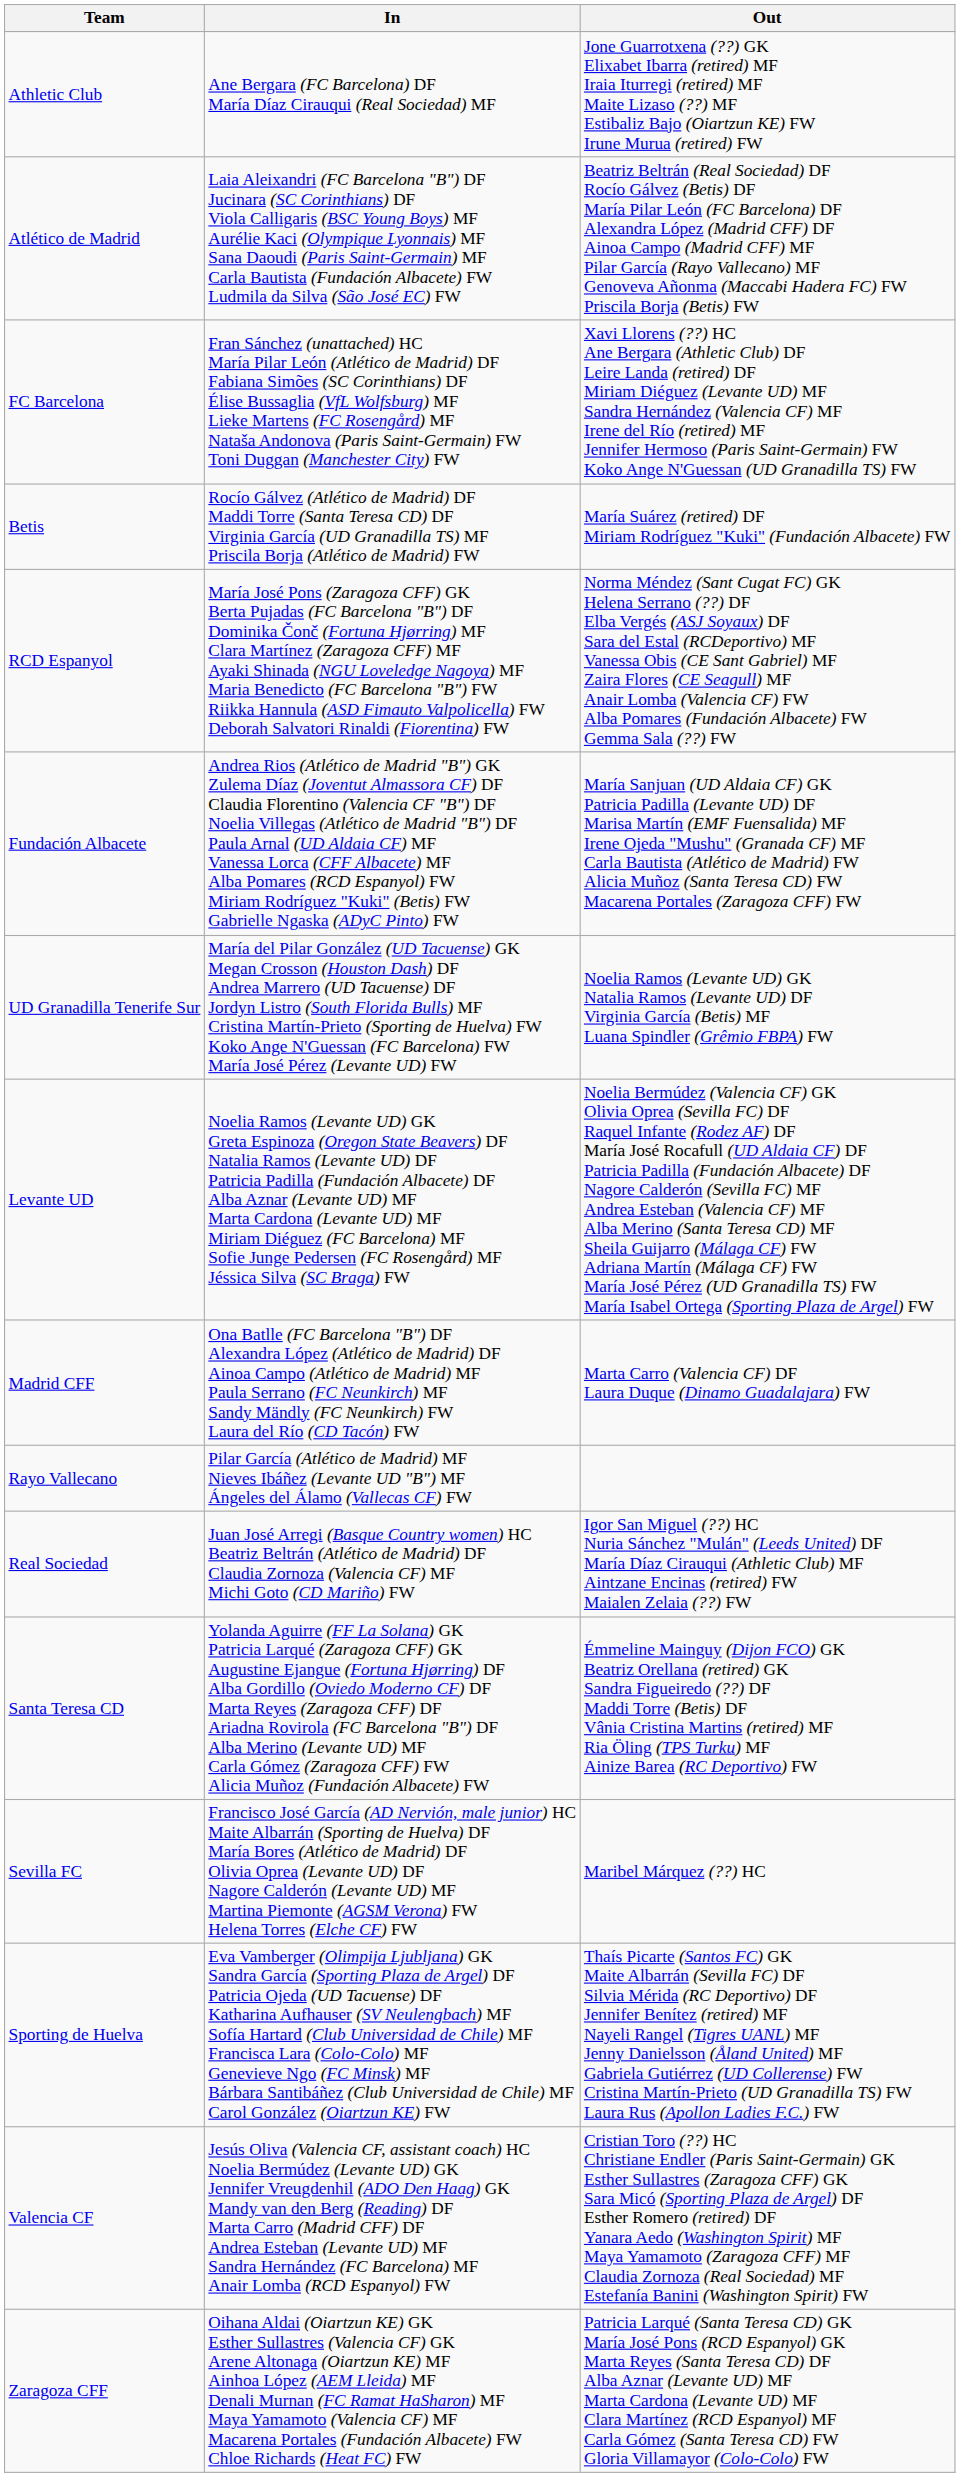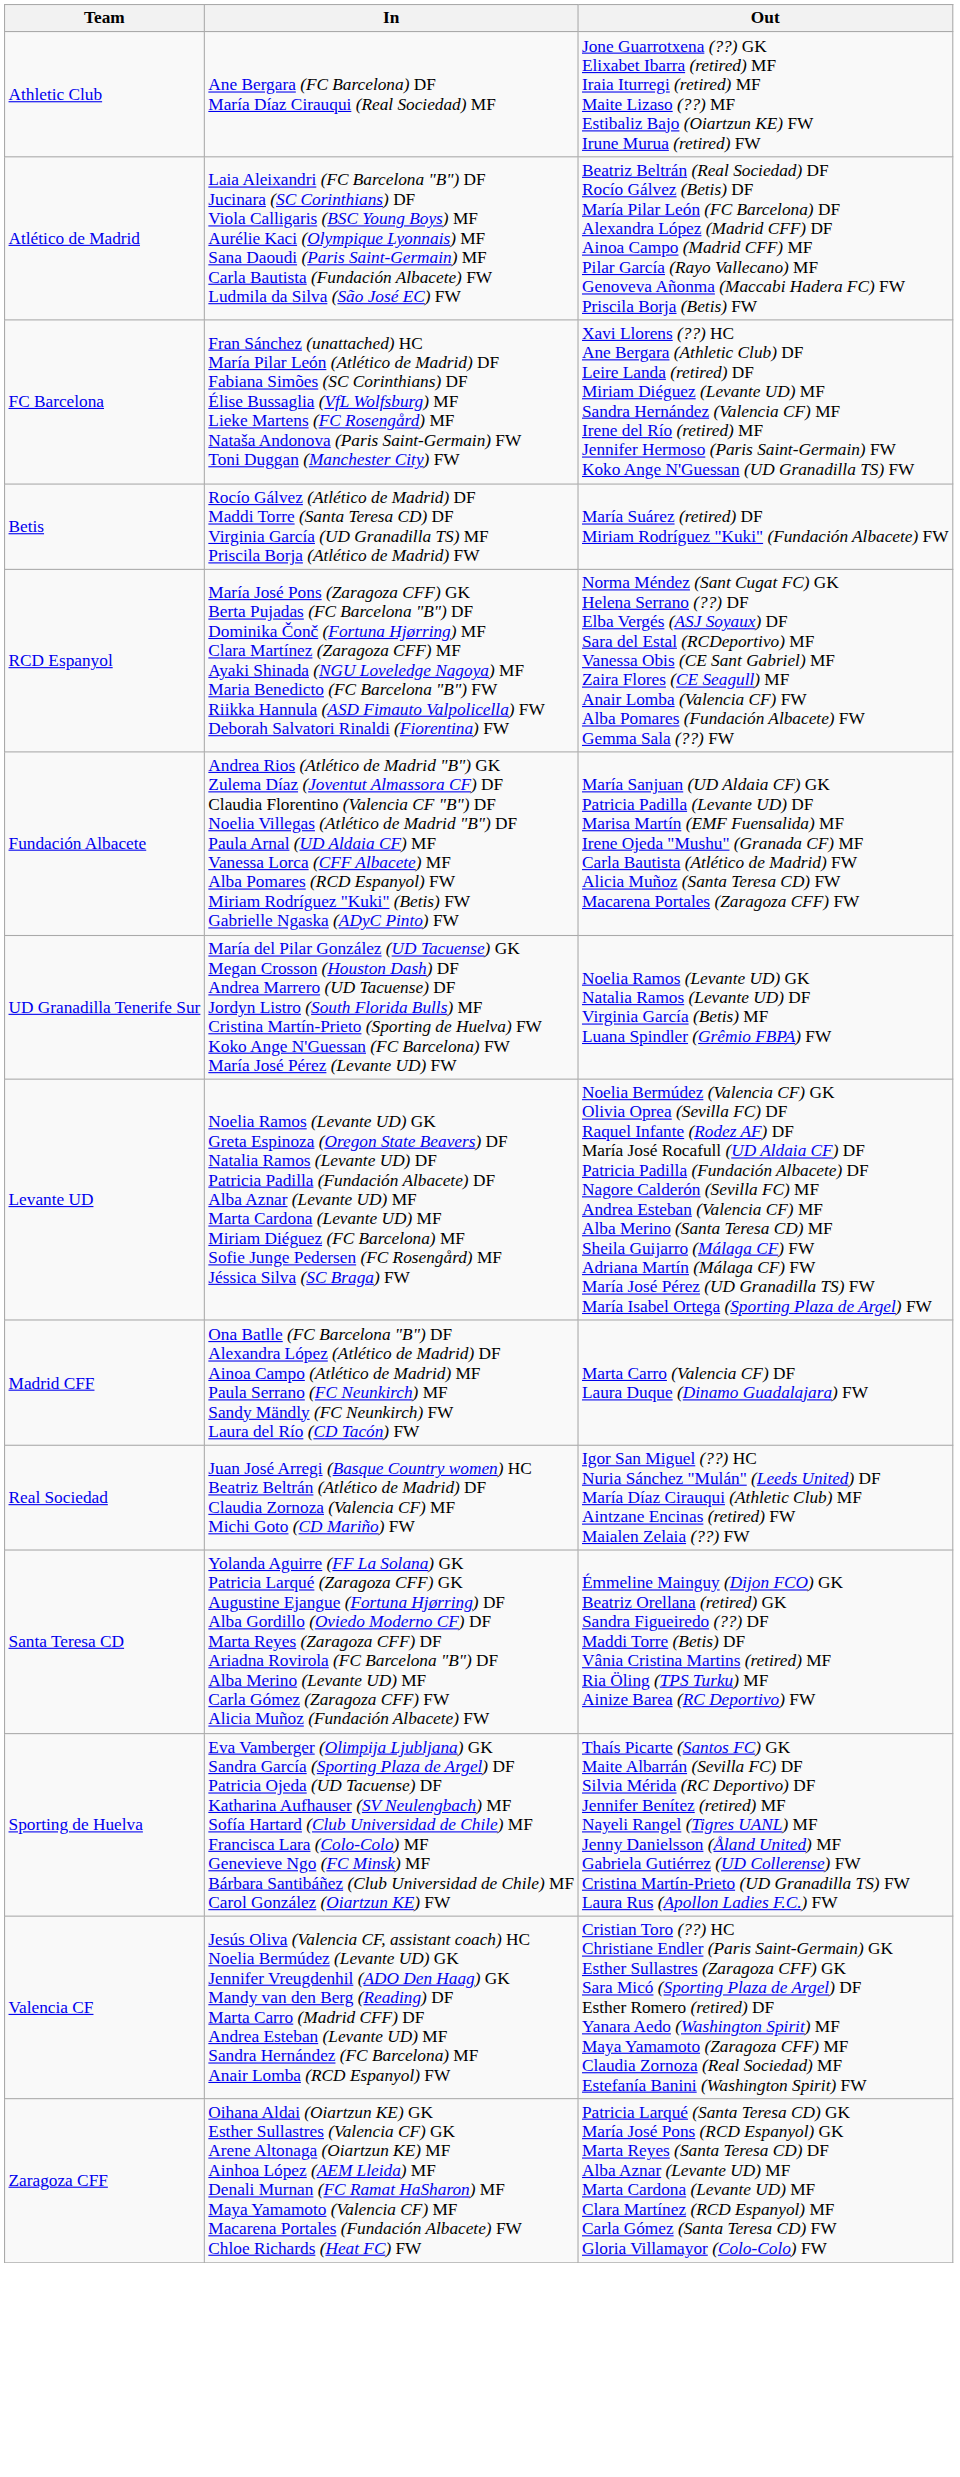- row: (63, 1478)
- row: (45, 1871)
